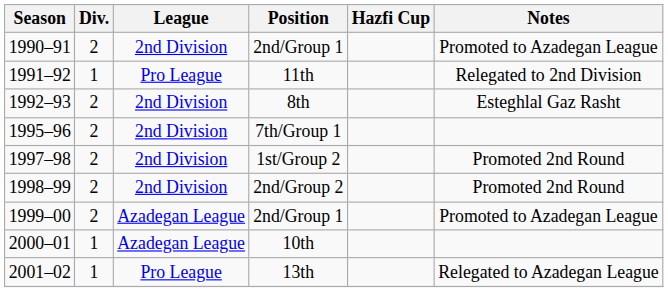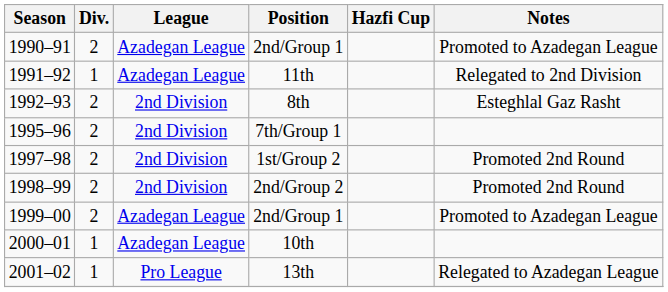(181, 46) 2nd Division -> (181, 46) Azadegan League
(181, 74) Pro League -> (181, 74) Azadegan League
